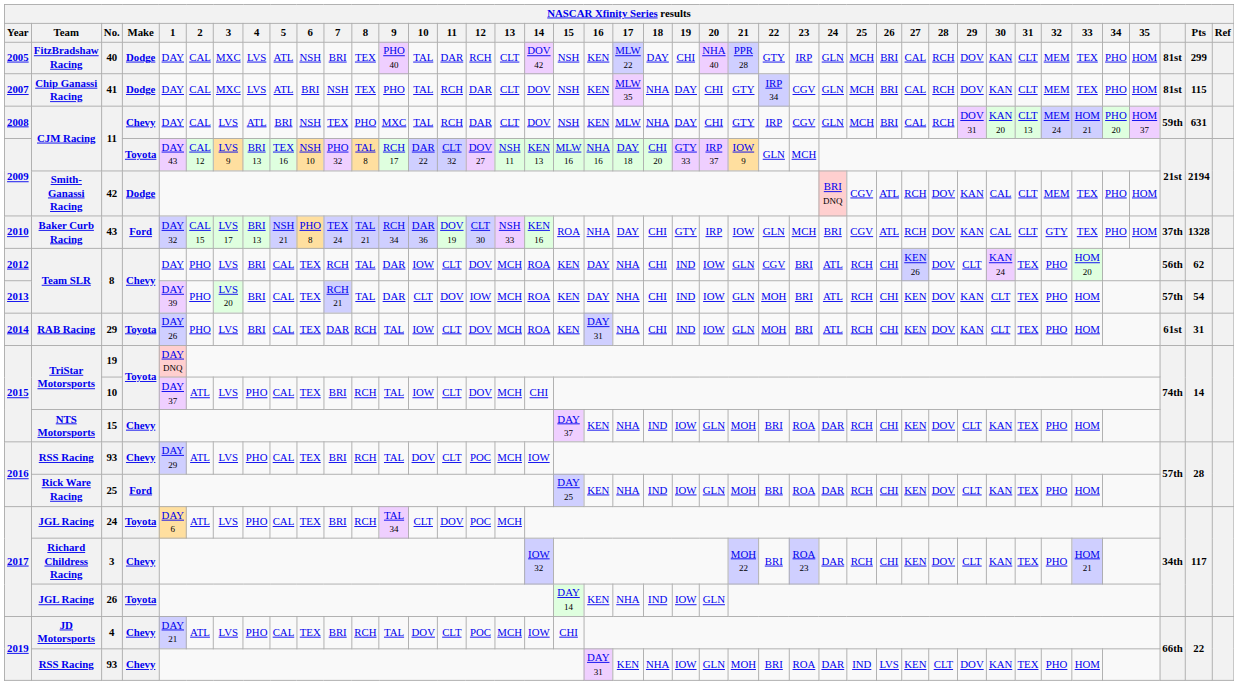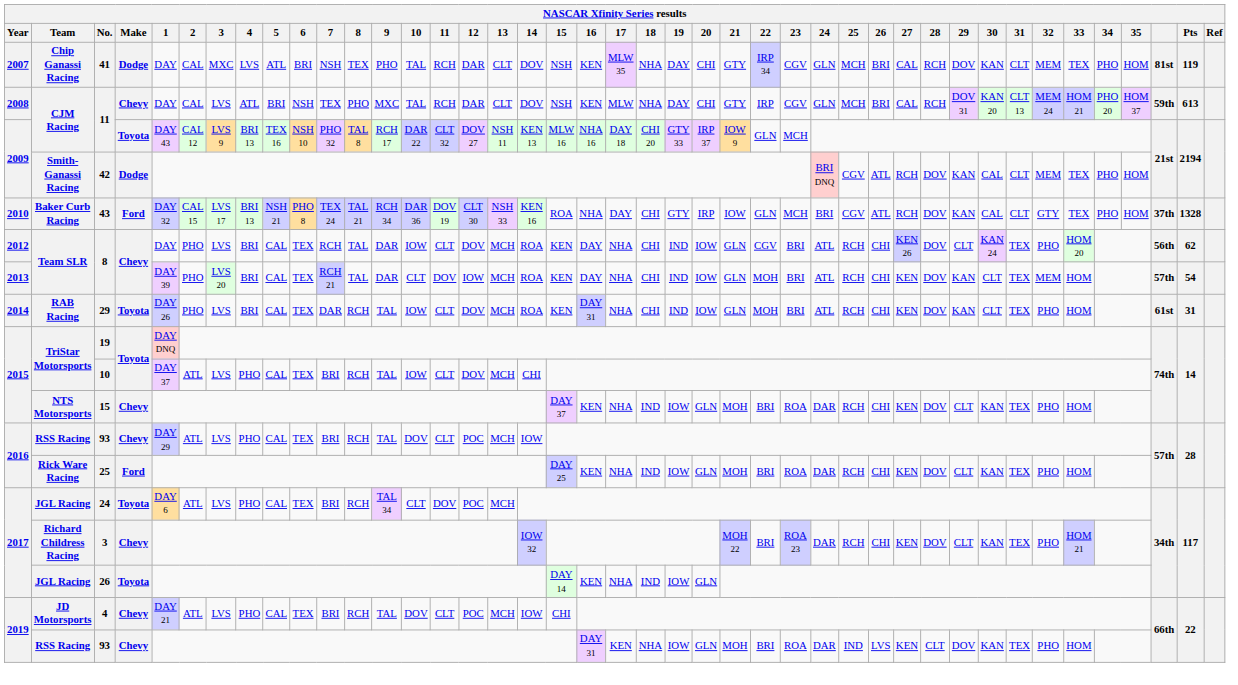- row: (18, 58)
(1199, 90) 115 -> (1190, 64) 119
(1199, 122) 631 -> (1190, 103) 613
(1057, 296) PHO -> (1048, 278) MEM
